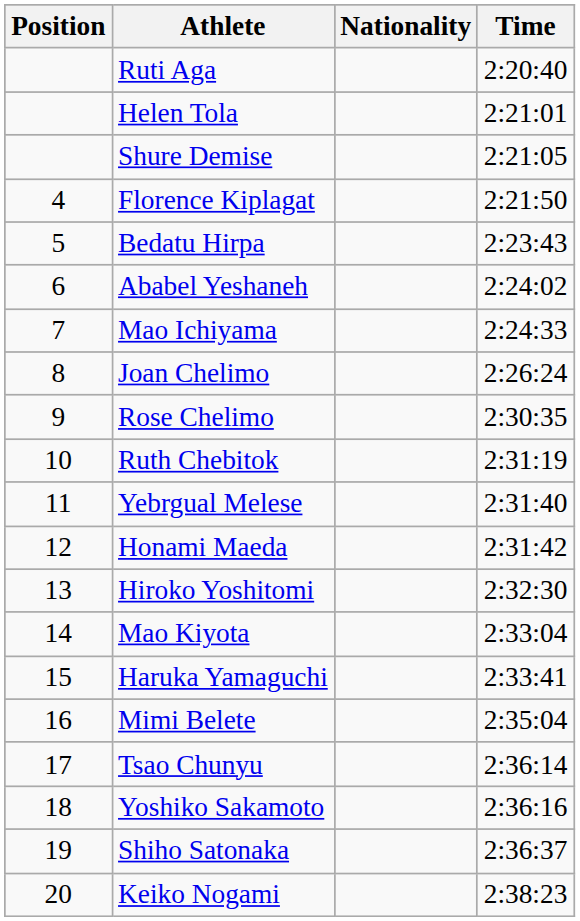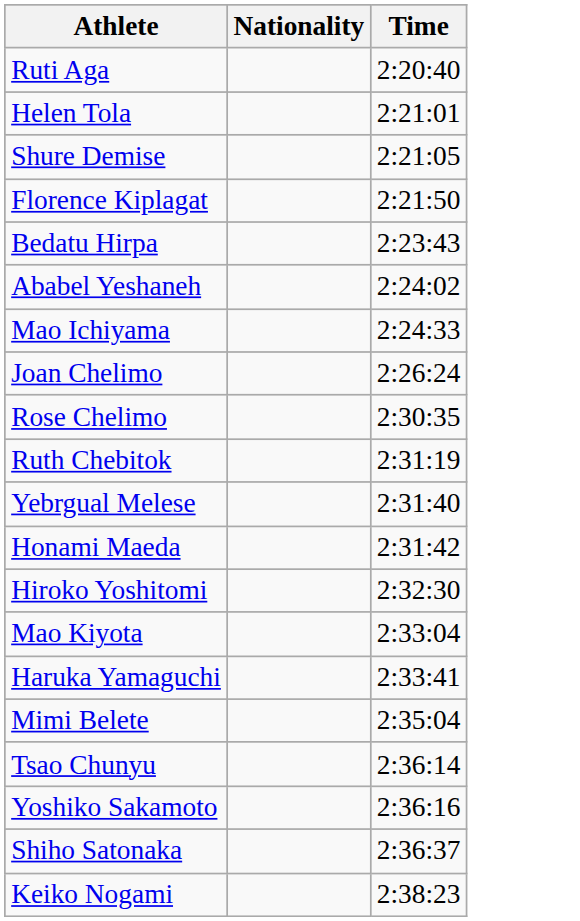- column: (58, 26)
